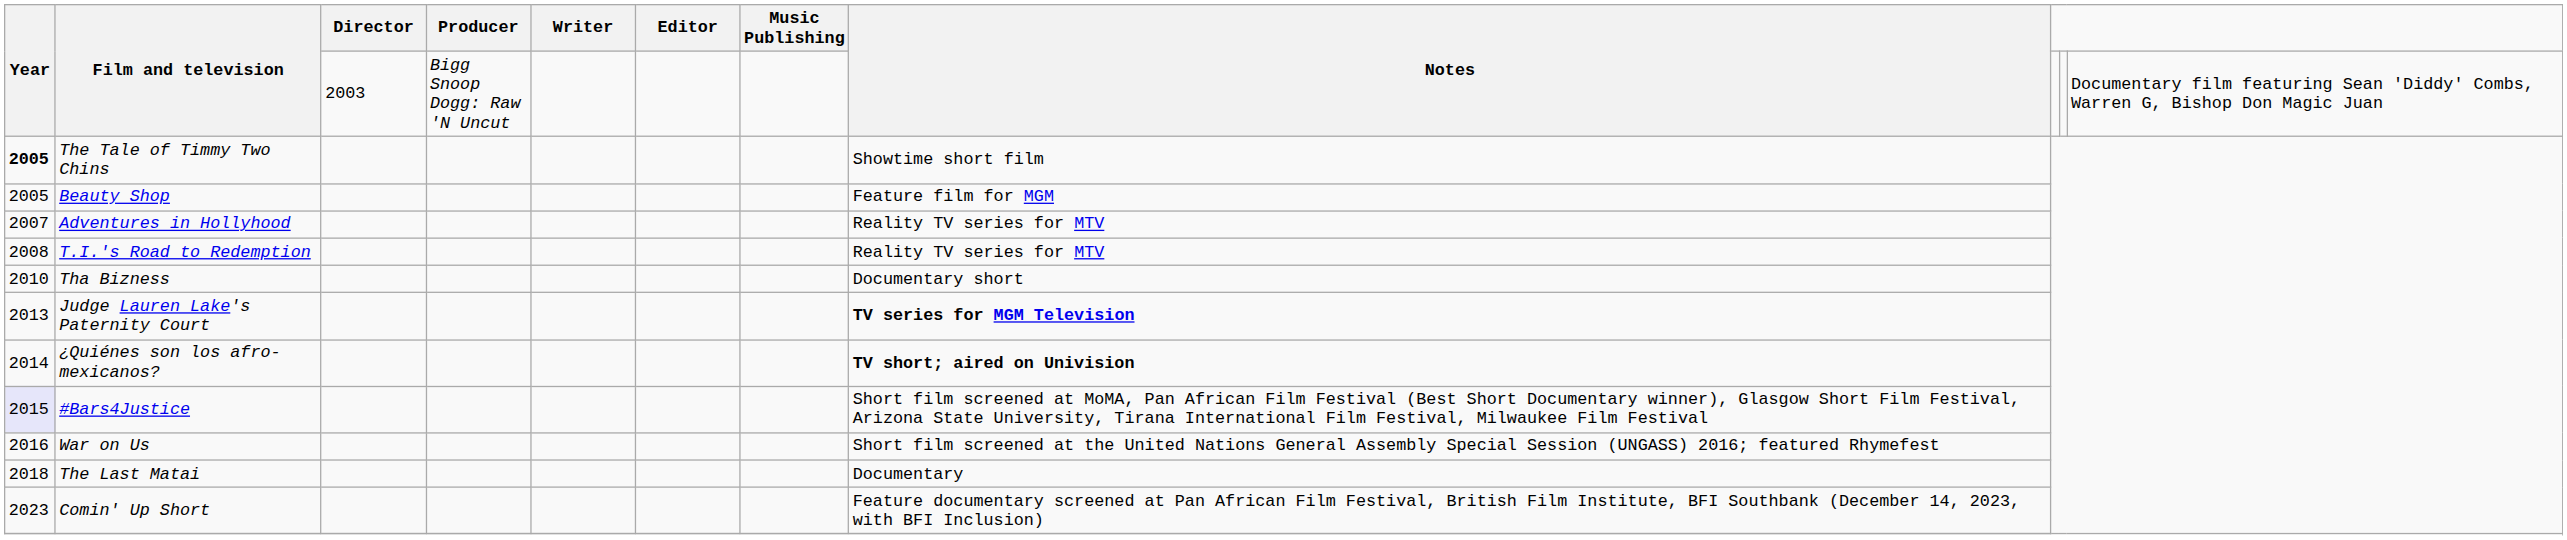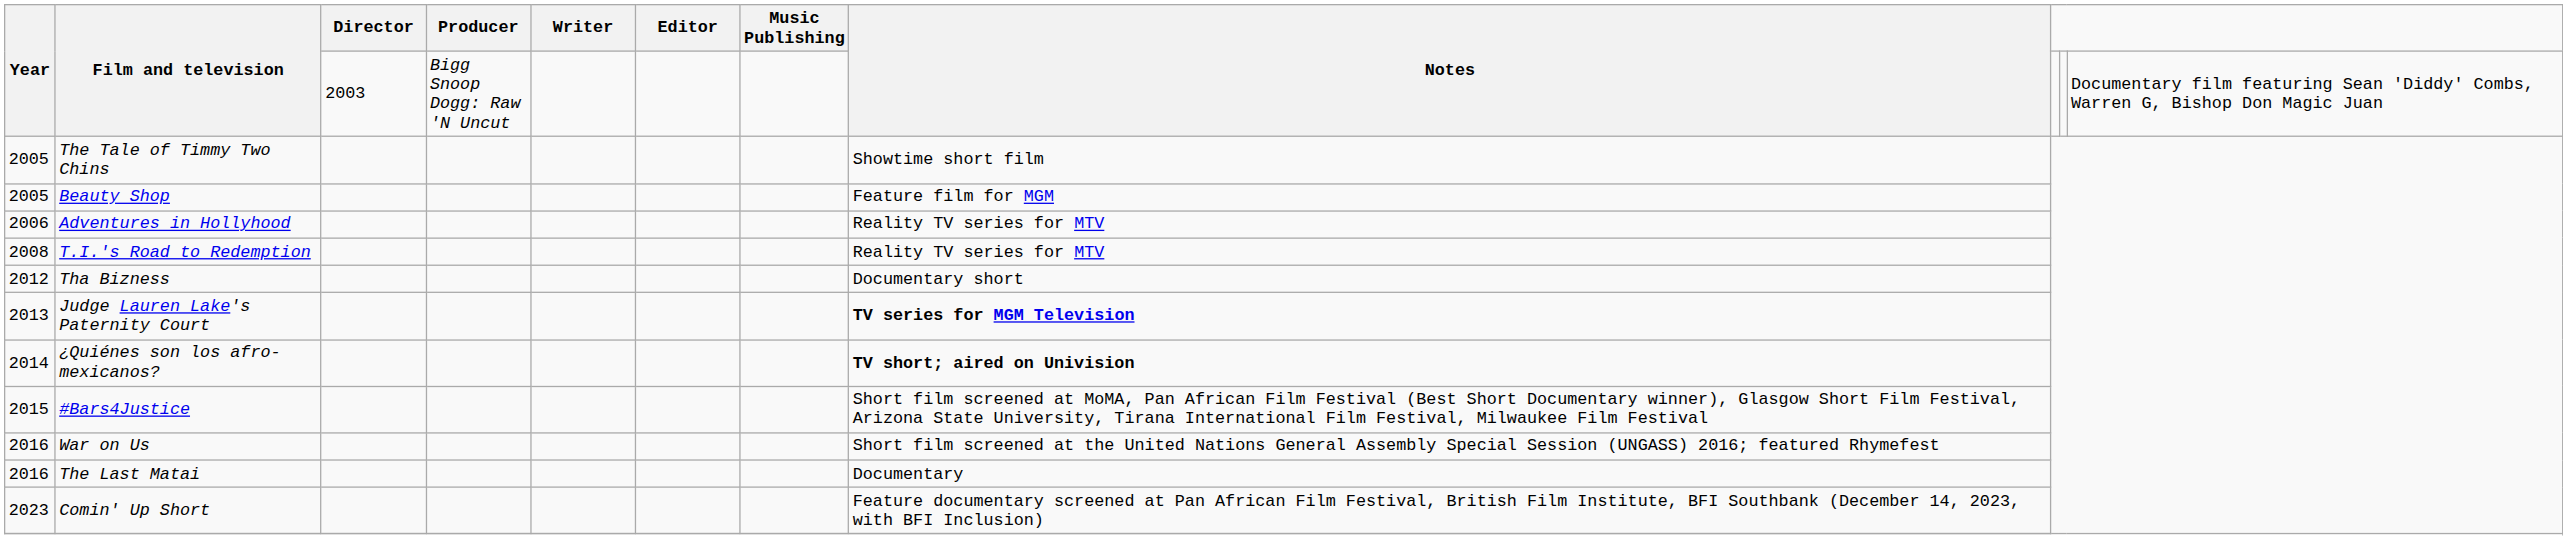(29, 160) bold -> (29, 160) normal
(29, 224) 2007 -> (29, 224) 2006
(29, 279) 2010 -> (29, 279) 2012
(29, 409) lavender background -> (29, 409) no background
(29, 474) 2018 -> (29, 474) 2016
